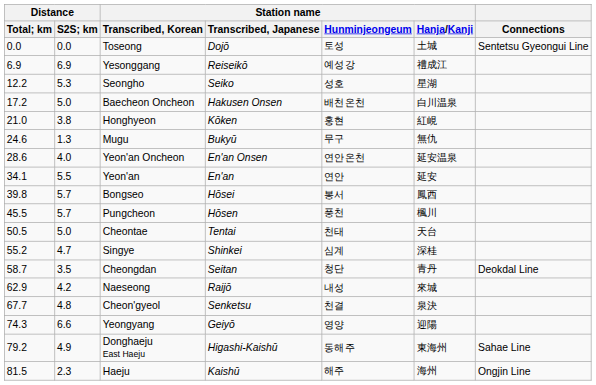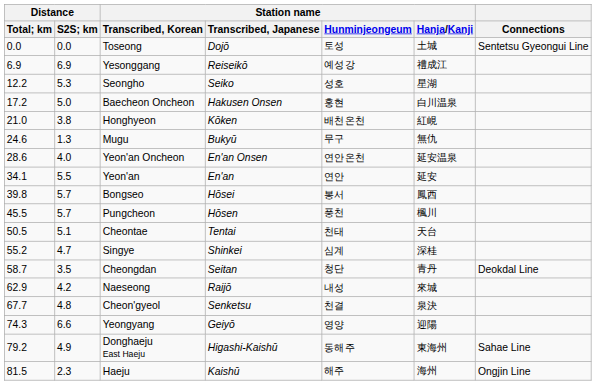(345, 102) 배천온천 -> (334, 102) 홍현
(334, 121) 홍현 -> (345, 121) 배천온천
(64, 232) 5.0 -> (64, 232) 5.1
